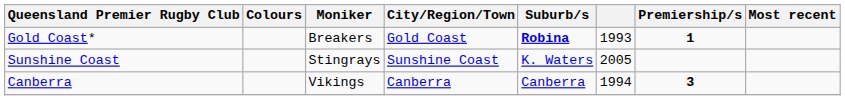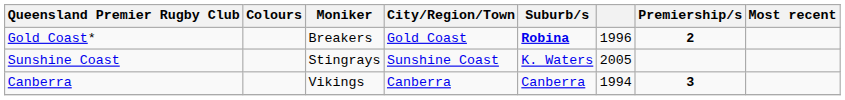(616, 38) 1993 -> (616, 38) 1996
(690, 38) 1 -> (690, 38) 2
